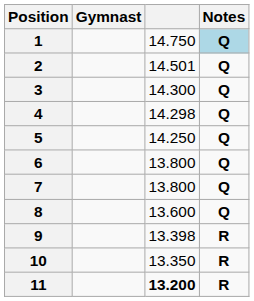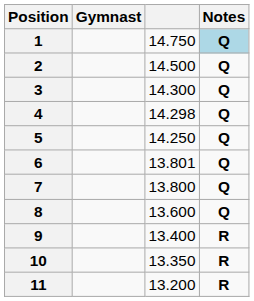(172, 65) 14.501 -> (172, 65) 14.500
(172, 163) 13.800 -> (172, 163) 13.801
(172, 236) 13.398 -> (172, 236) 13.400
(172, 284) bold -> (172, 284) normal
